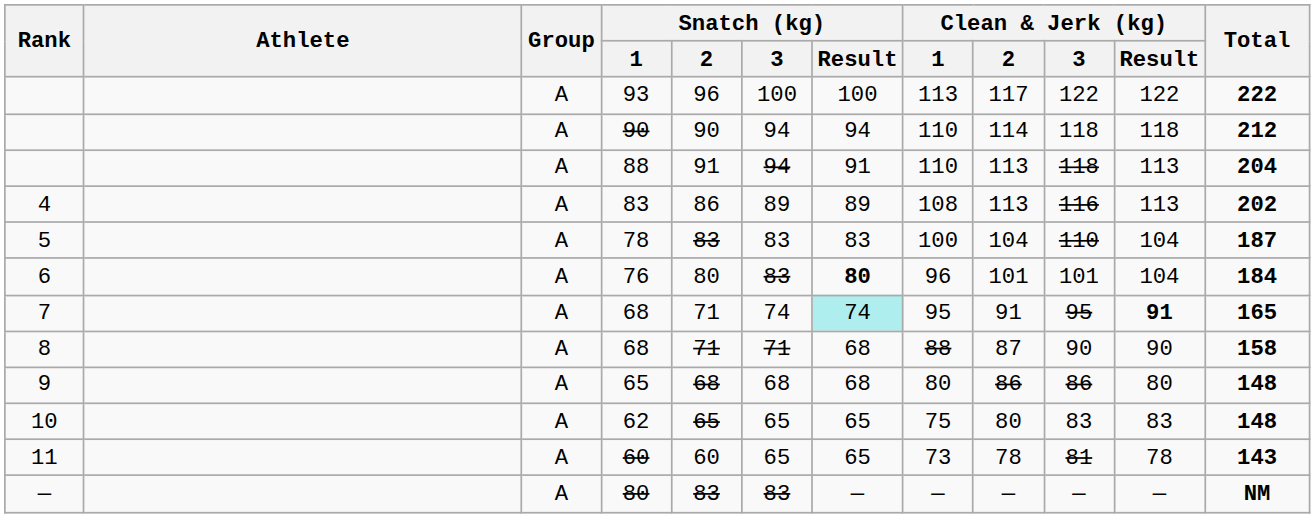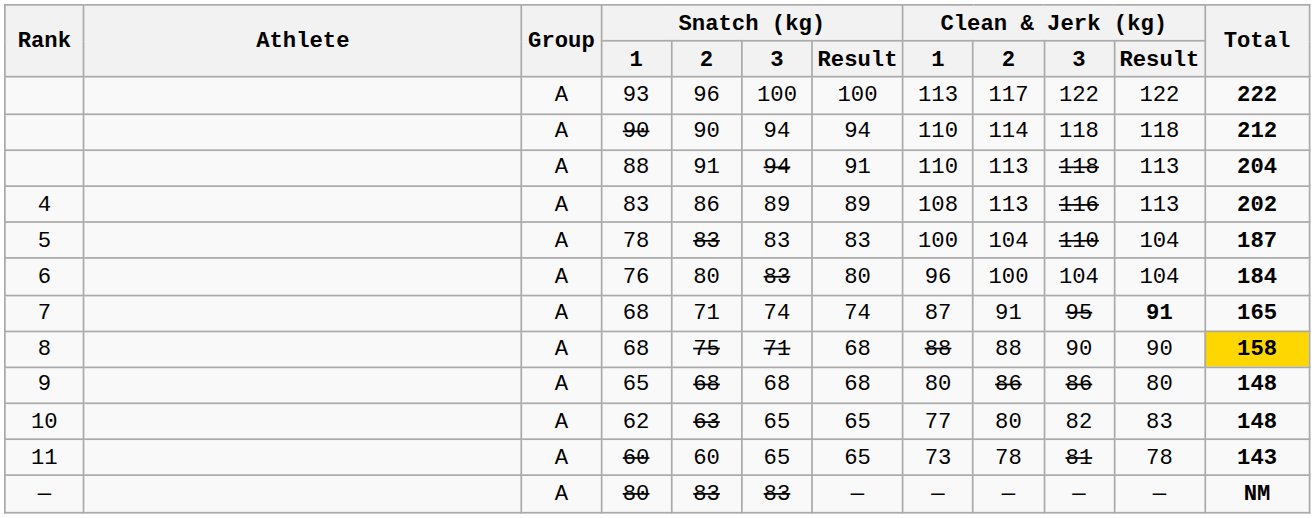(857, 277) bold -> (857, 277) normal
(1008, 277) 101 -> (1008, 277) 100
(1079, 277) 101 -> (1079, 277) 104
(857, 313) paleturquoise background -> (857, 313) no background
(938, 313) 95 -> (938, 313) 87
(707, 349) 71 -> (707, 349) 75
(1008, 349) 87 -> (1008, 349) 88
(1257, 349) no background -> (1257, 349) gold background
(707, 422) 65 -> (707, 422) 63
(938, 422) 75 -> (938, 422) 77
(1079, 422) 83 -> (1079, 422) 82
